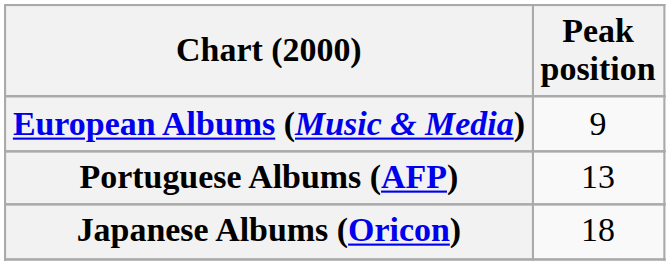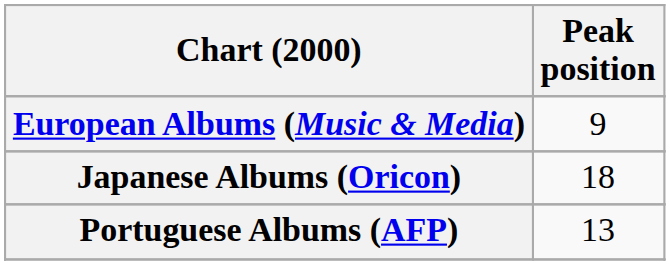rows swapped: (269, 230) <-> (269, 177)
